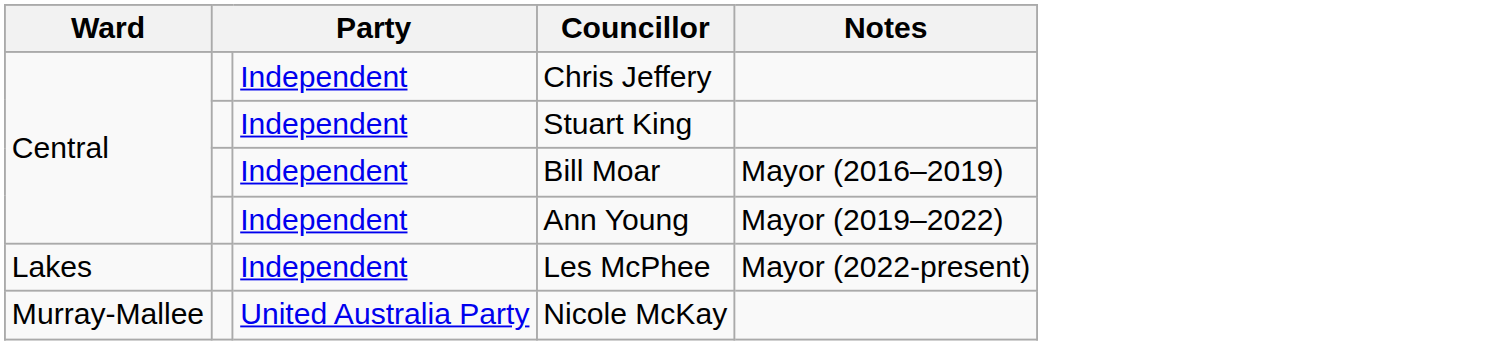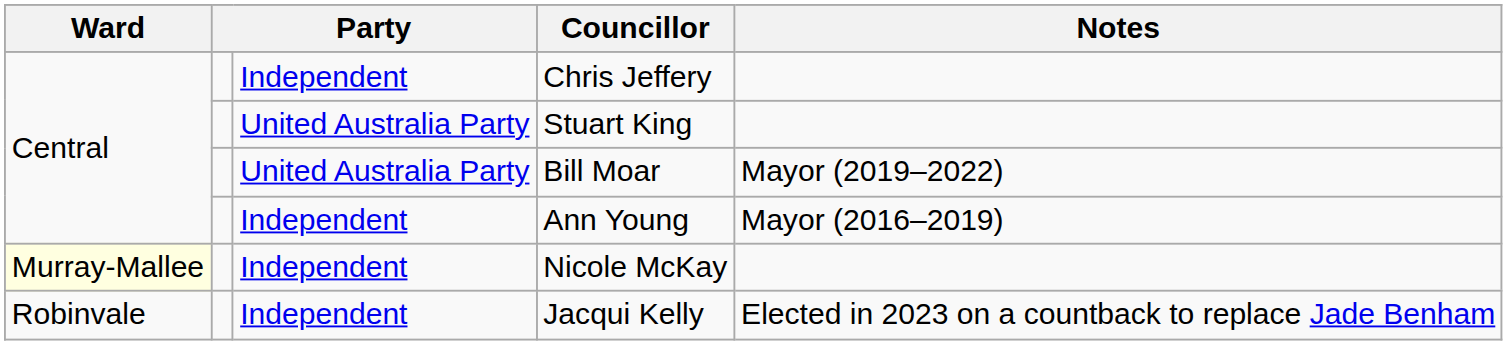(324, 123) Independent -> (385, 123) United Australia Party
(324, 171) Independent -> (385, 171) United Australia Party
(872, 171) Mayor (2016–2019) -> (872, 171) Mayor (2019–2022)
(872, 219) Mayor (2019–2022) -> (872, 219) Mayor (2016–2019)
- row: (627, 266)
(108, 314) no background -> (108, 266) lightyellow background
(385, 314) United Australia Party -> (324, 266) Independent
+ row: (624, 314)
